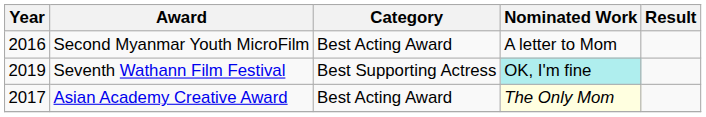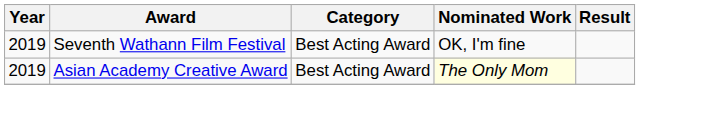- row: (181, 44)
(407, 71) Best Supporting Actress -> (363, 44) Best Acting Award
(548, 71) paleturquoise background -> (482, 44) no background
(27, 97) 2017 -> (27, 71) 2019
